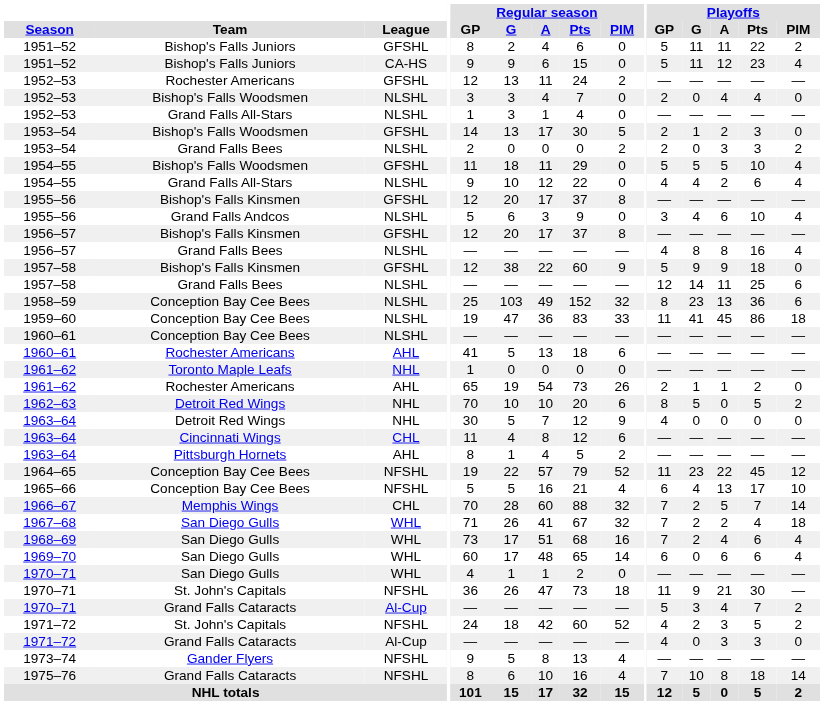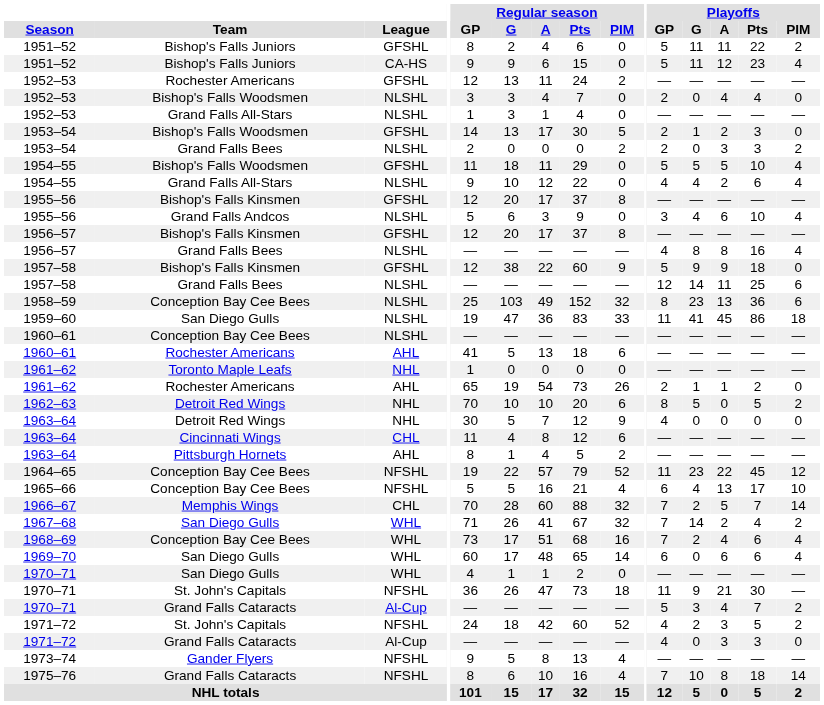(230, 318) Conception Bay Cee Bees -> (230, 318) San Diego Gulls
(696, 522) 2 -> (696, 522) 14
(798, 522) 18 -> (798, 522) 2
(230, 539) San Diego Gulls -> (230, 539) Conception Bay Cee Bees
